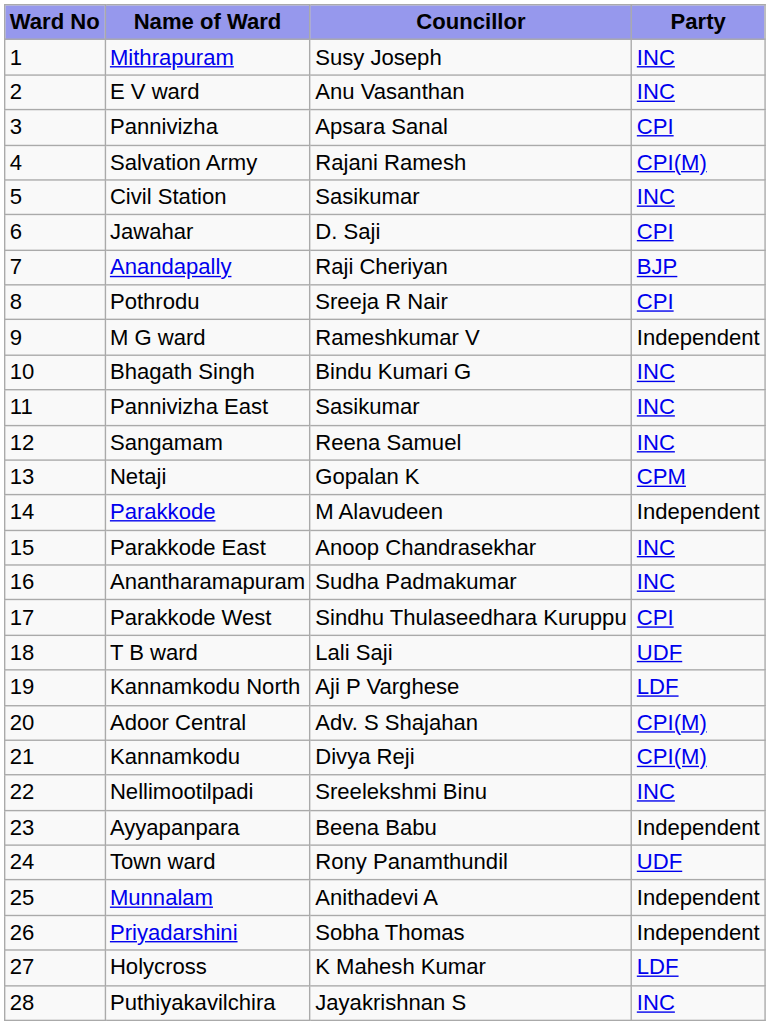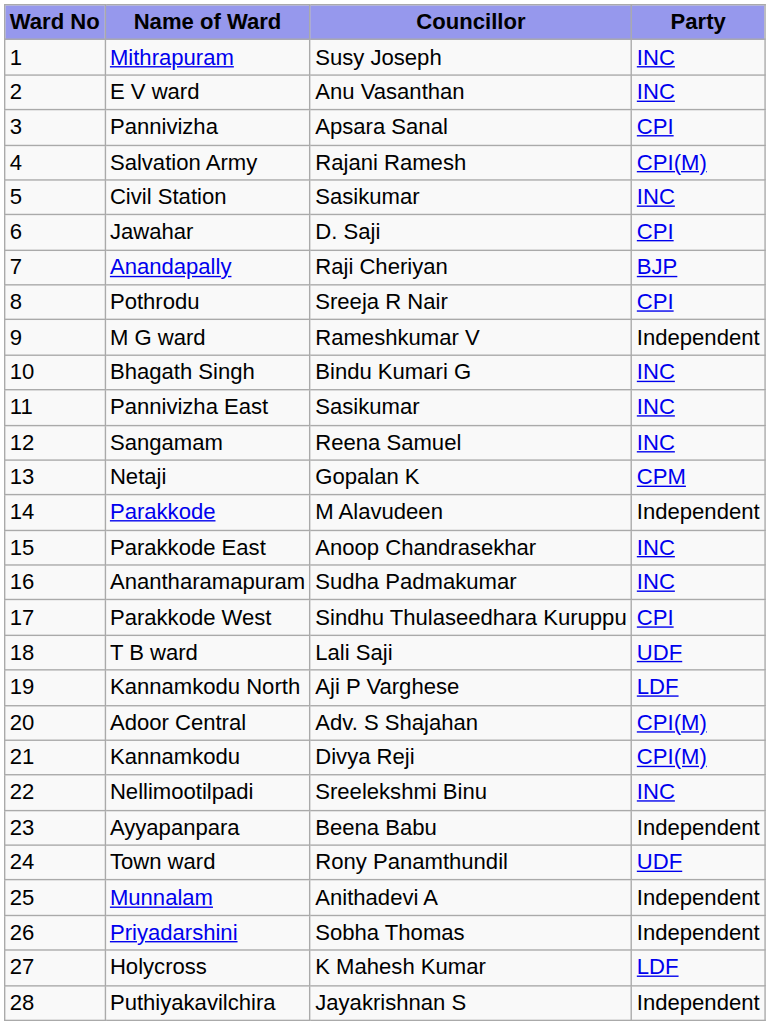(656, 1002) INC -> (698, 1002) Independent
